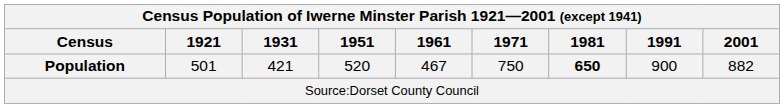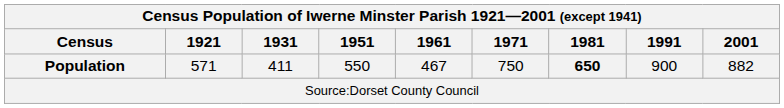(204, 66) 501 -> (204, 66) 571
(280, 66) 421 -> (280, 66) 411
(357, 66) 520 -> (357, 66) 550
